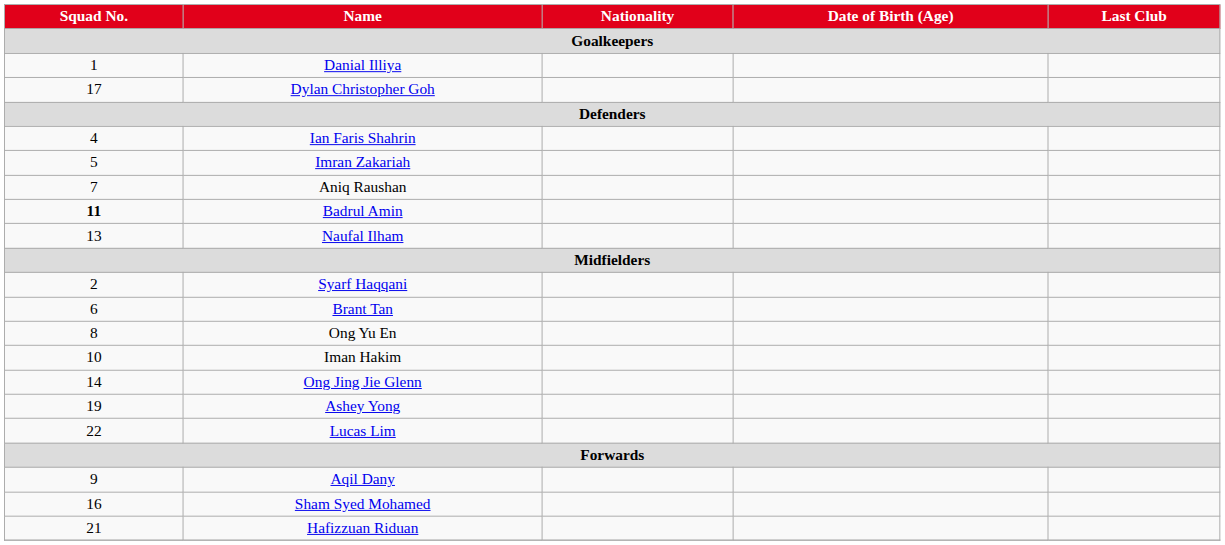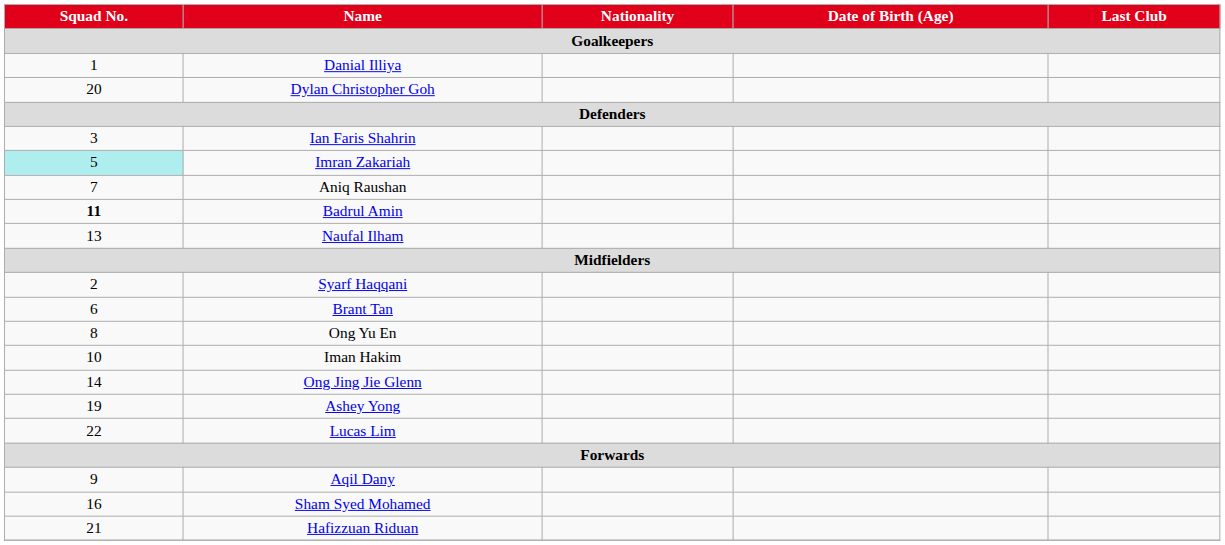(94, 89) 17 -> (94, 89) 20
(94, 138) 4 -> (94, 138) 3
(94, 162) no background -> (94, 162) paleturquoise background
